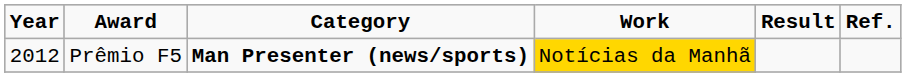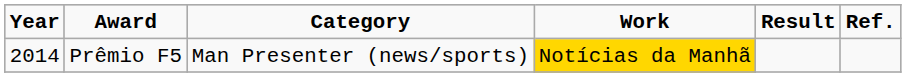(35, 56) 2012 -> (35, 56) 2014
(360, 56) bold -> (360, 56) normal
